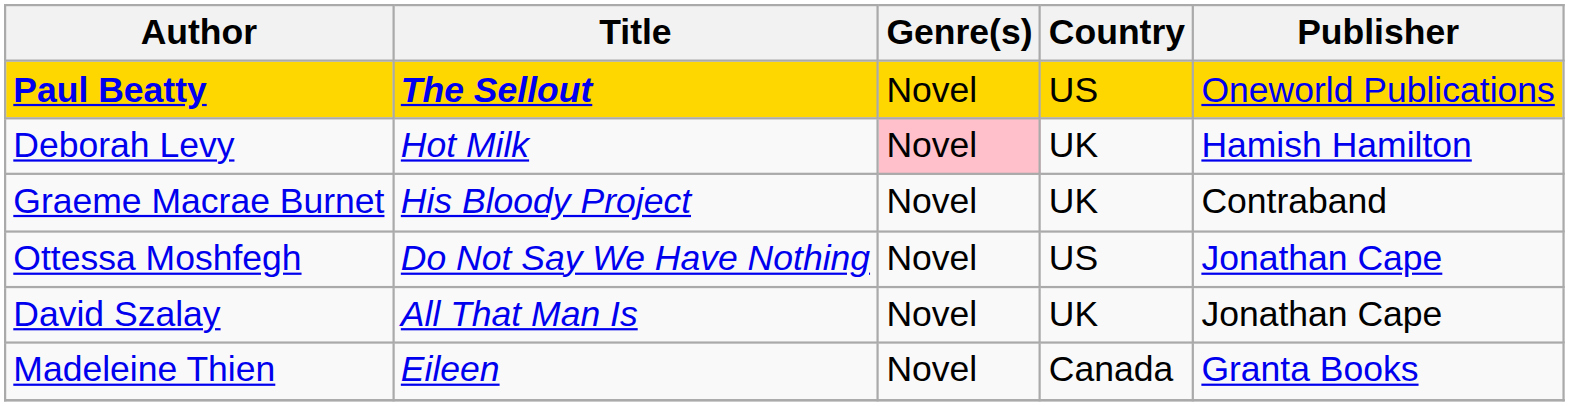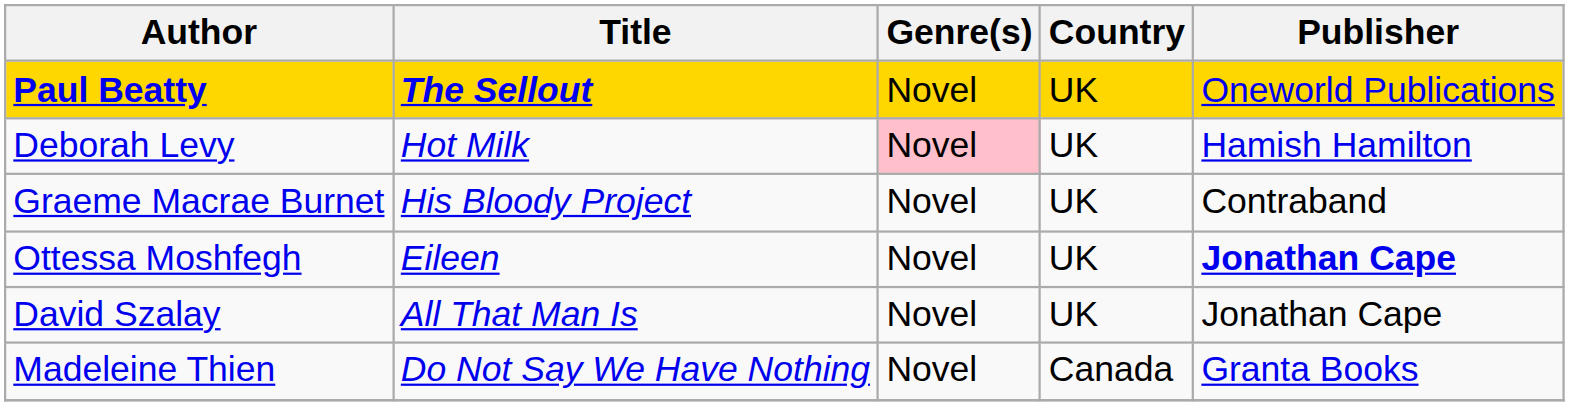(1074, 88) US -> (1074, 88) UK
(635, 257) Do Not Say We Have Nothing -> (450, 257) Eileen
(1074, 257) US -> (1074, 257) UK
(1322, 257) normal -> (1329, 257) bold
(450, 370) Eileen -> (635, 370) Do Not Say We Have Nothing
